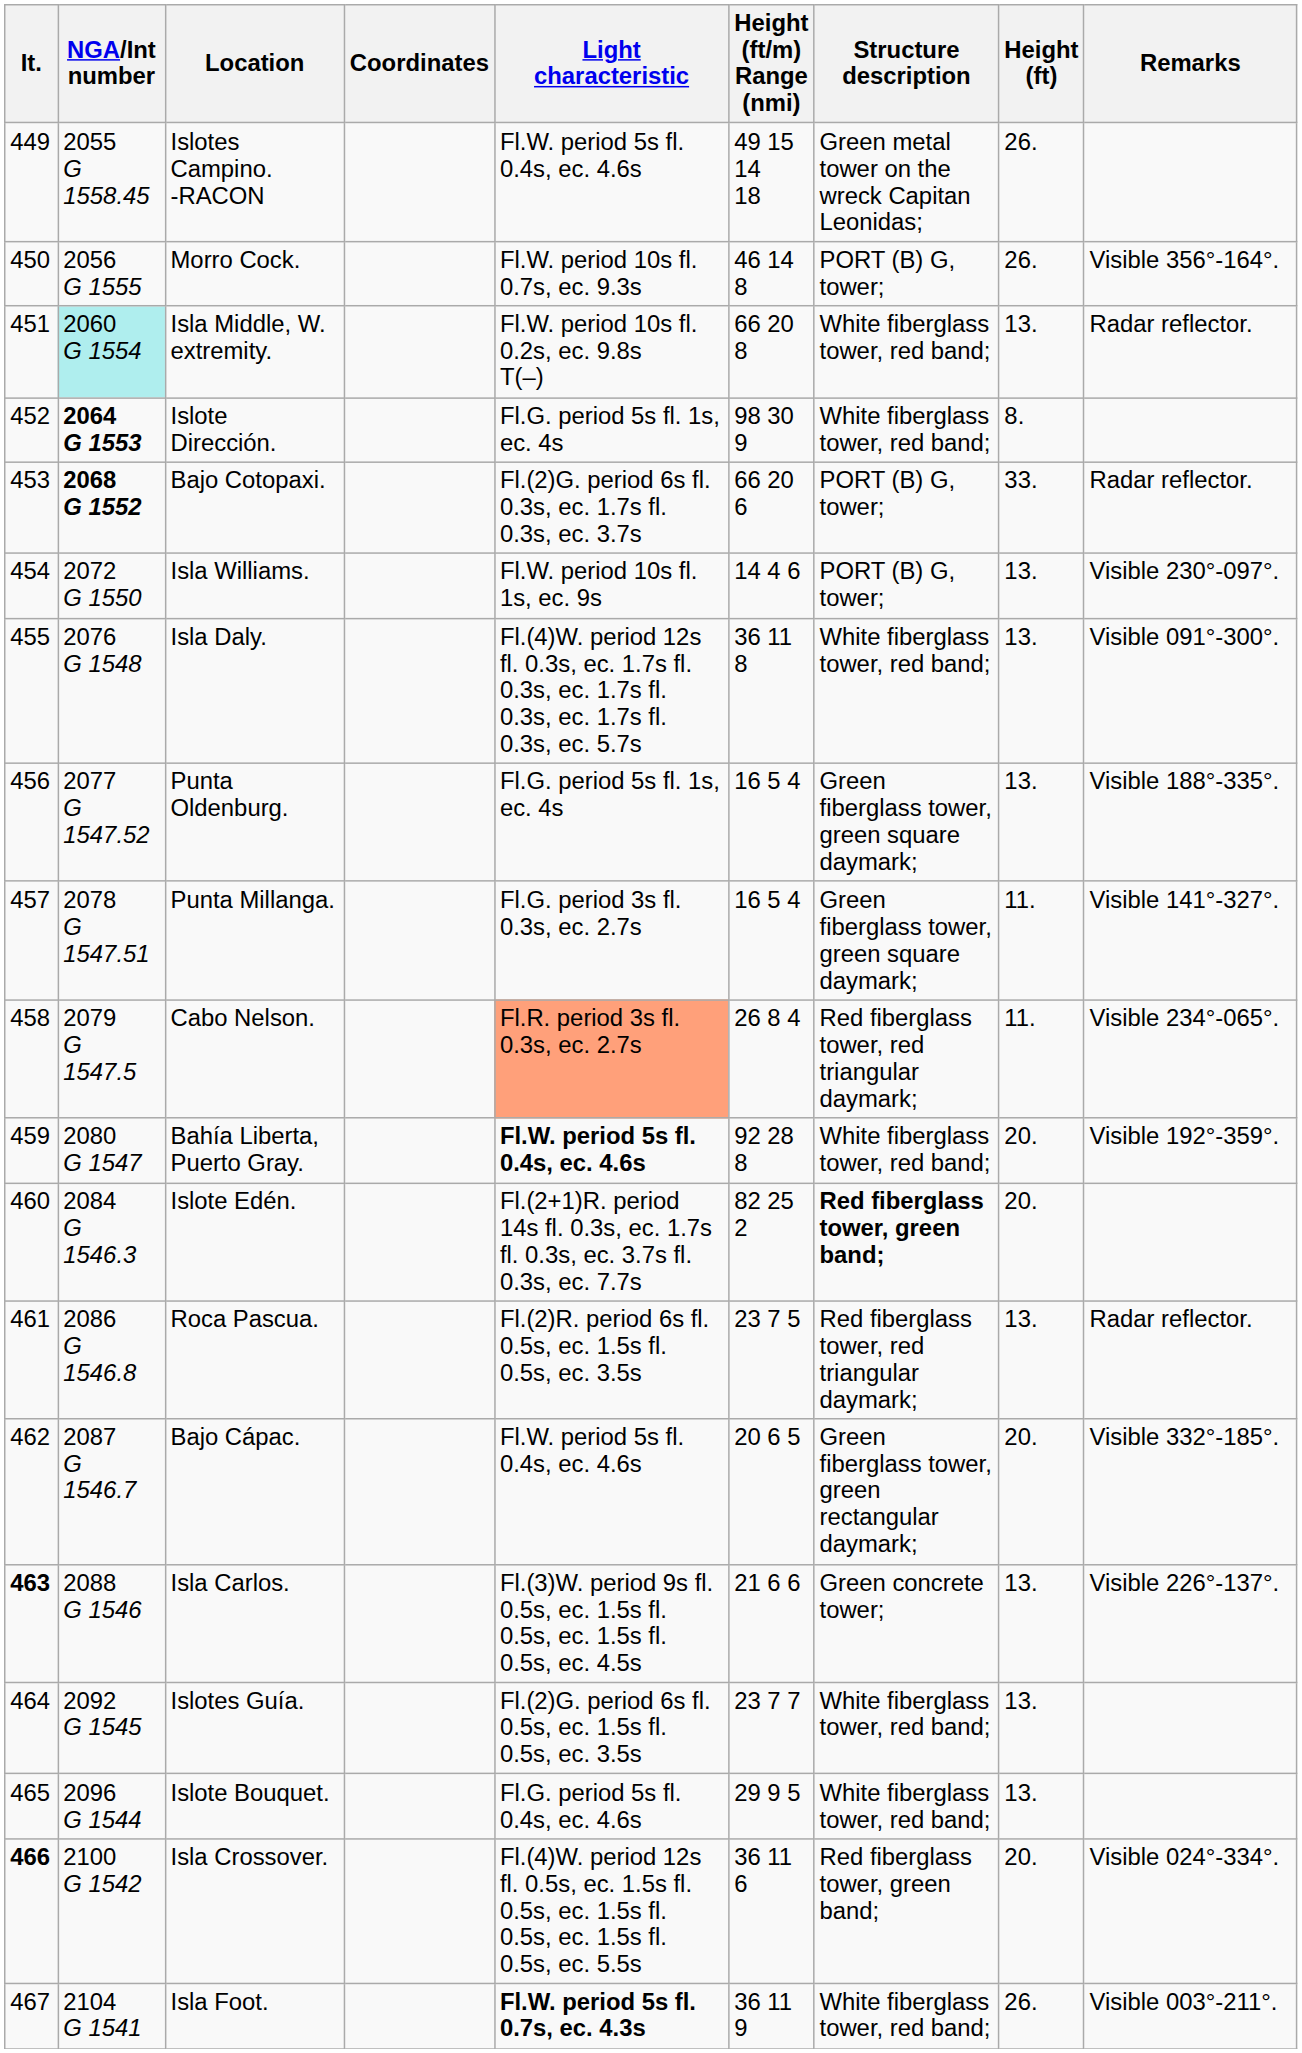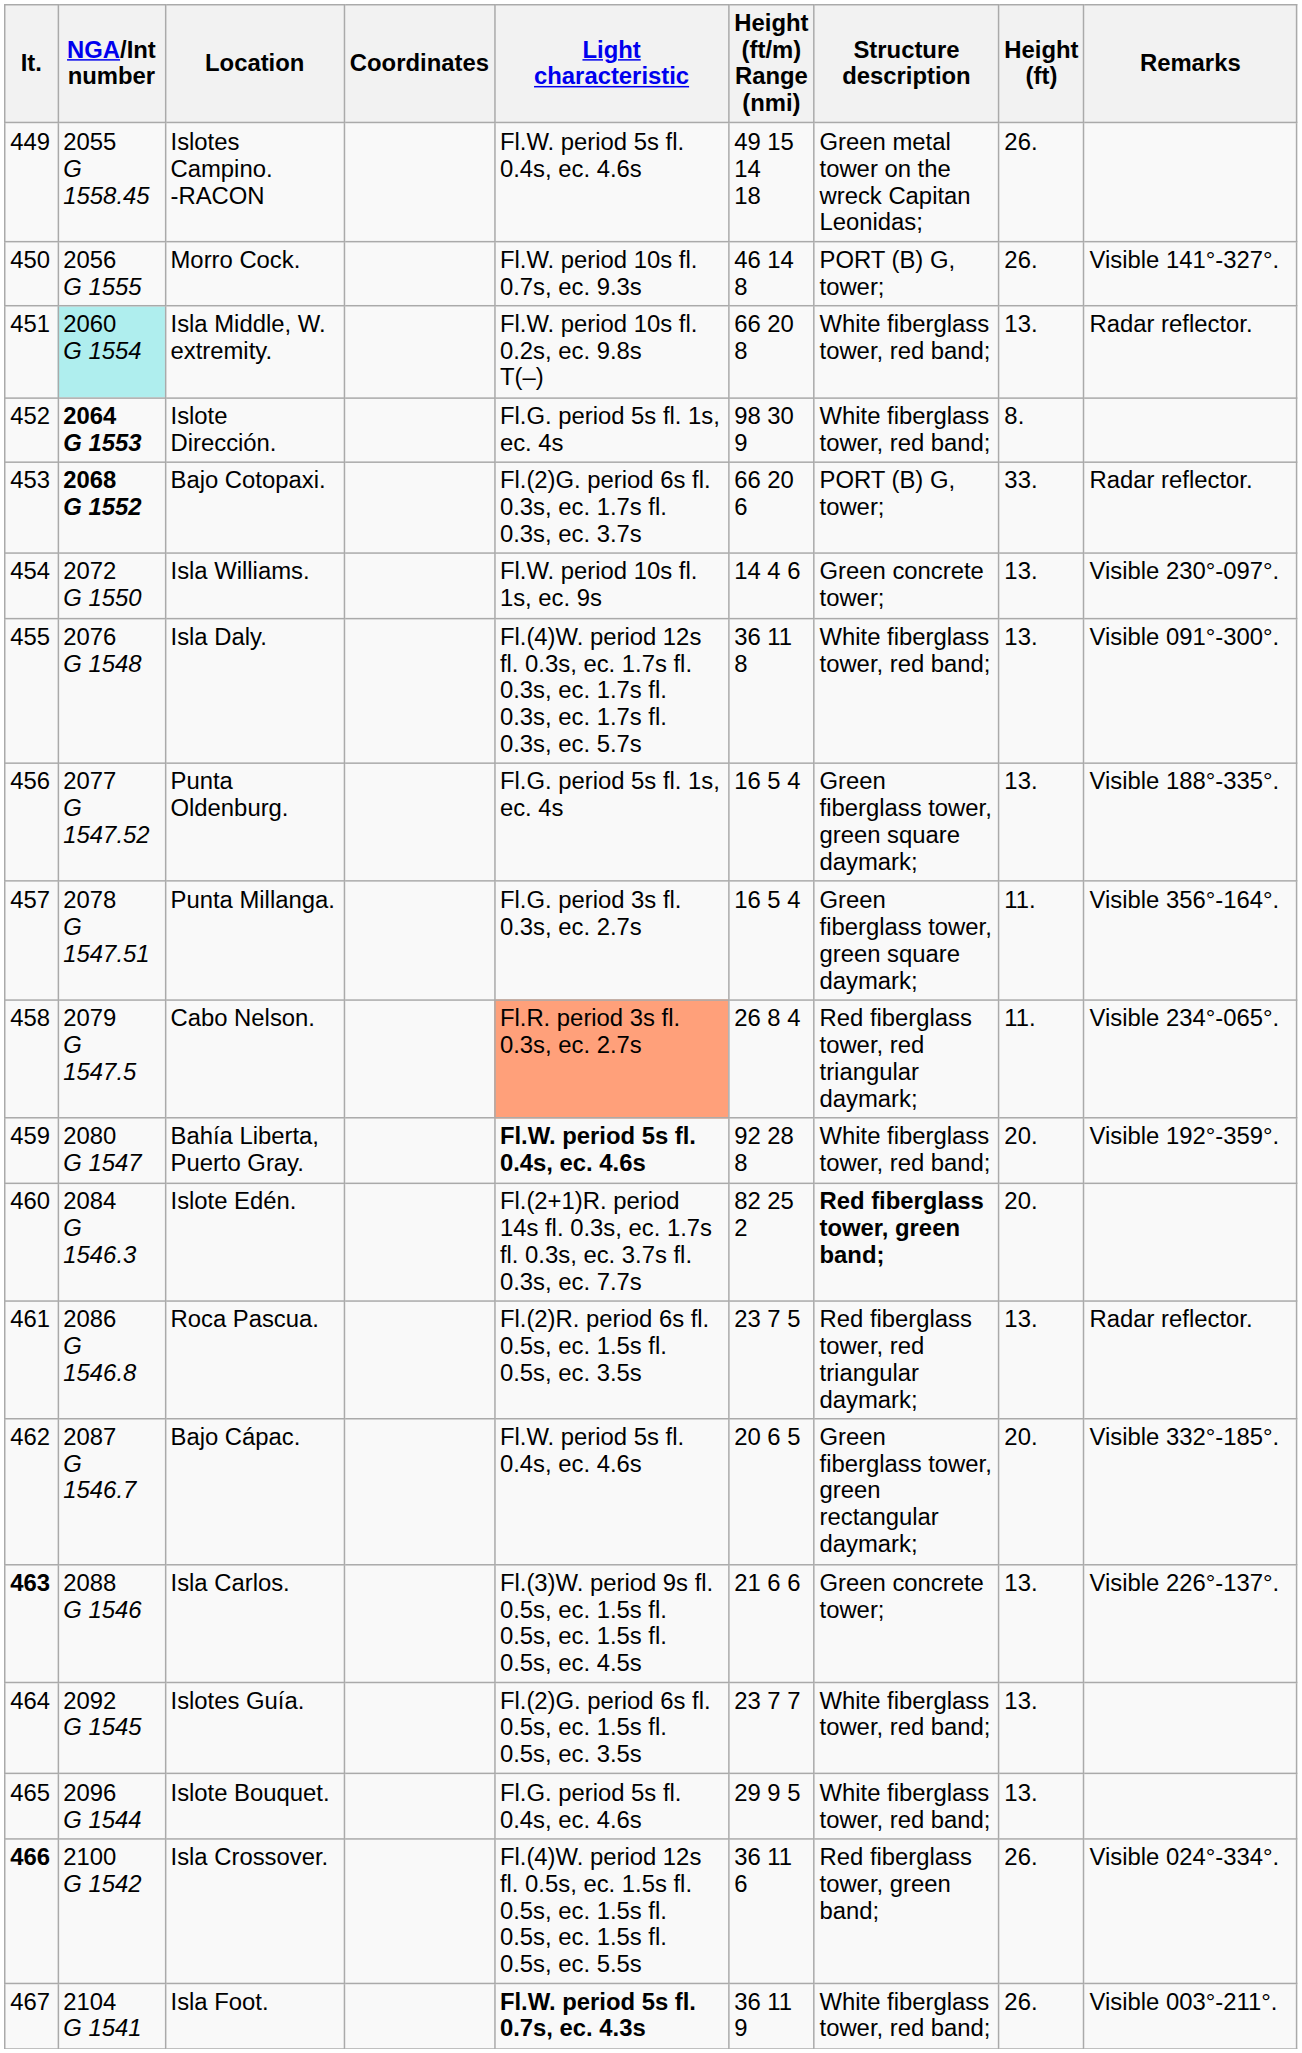(1184, 259) Visible 356°-164°. -> (1184, 259) Visible 141°-327°.
(887, 585) PORT (B) G, tower; -> (902, 585) Green concrete tower;
(1184, 900) Visible 141°-327°. -> (1184, 900) Visible 356°-164°.
(1021, 1857) 20. -> (1021, 1857) 26.
